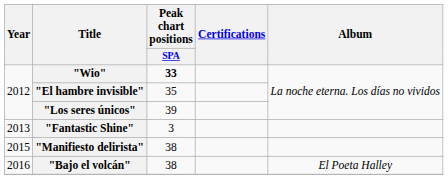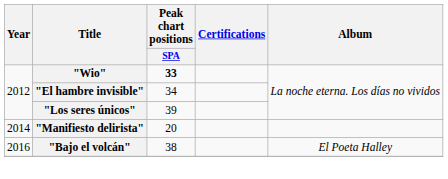(171, 92) 35 -> (171, 92) 34
- row: (90, 128)
(19, 147) 2015 -> (19, 128) 2014
(171, 147) 38 -> (171, 128) 20
